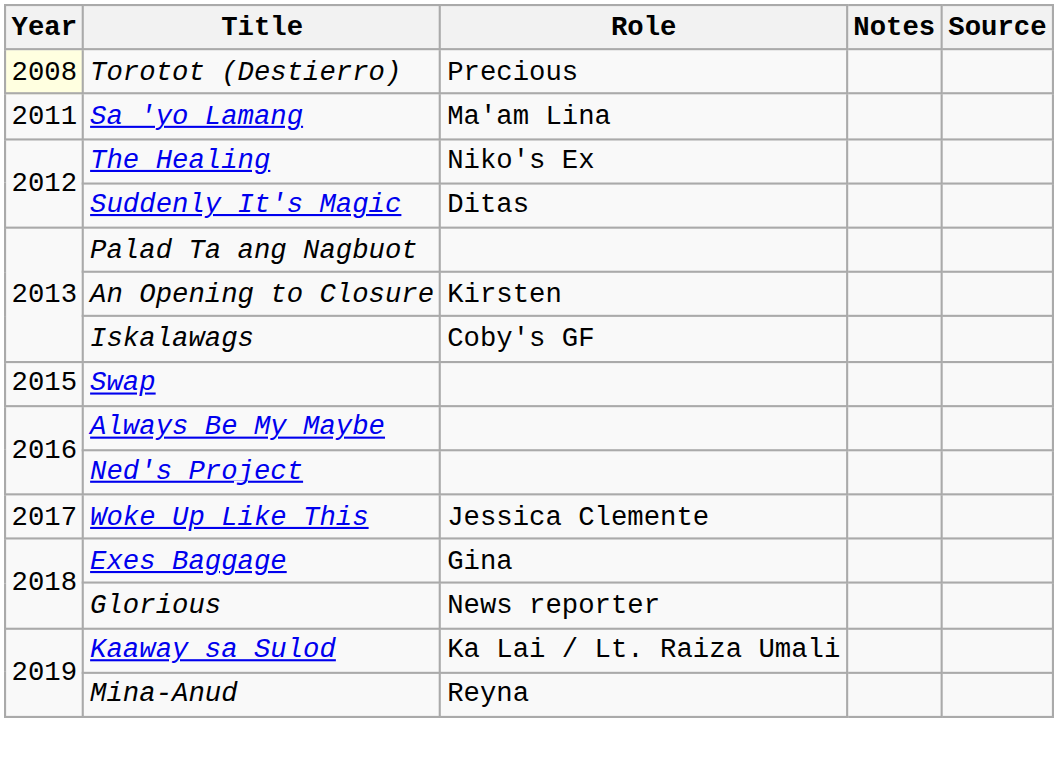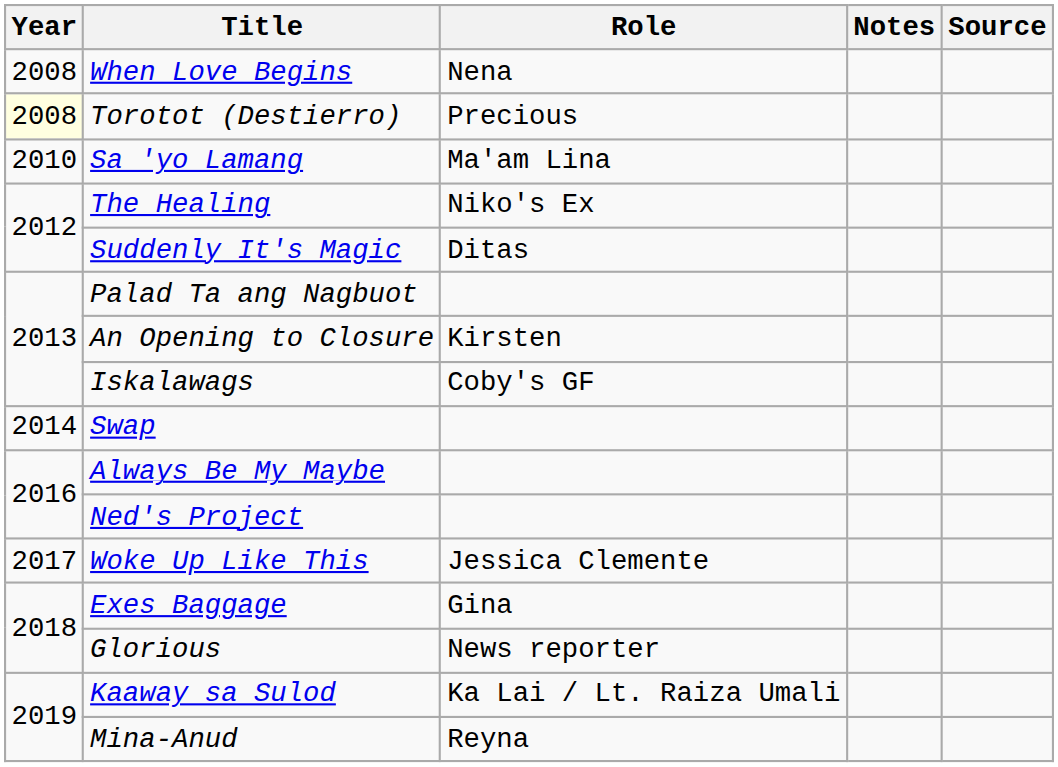+ row: (221, 72)
(44, 116) 2011 -> (44, 161) 2010
(44, 383) 2015 -> (44, 428) 2014
